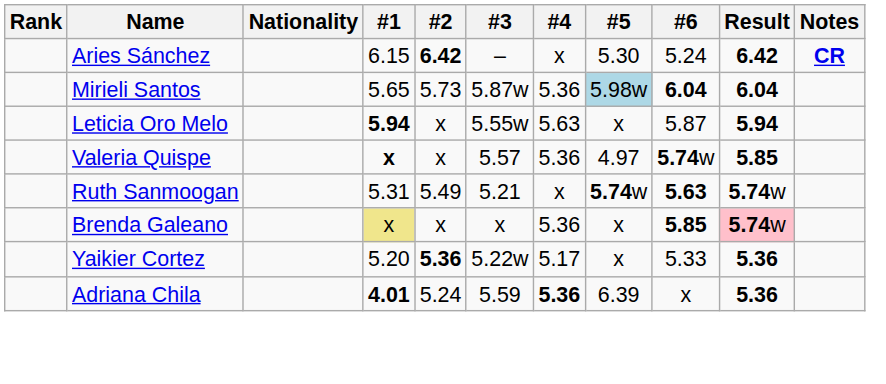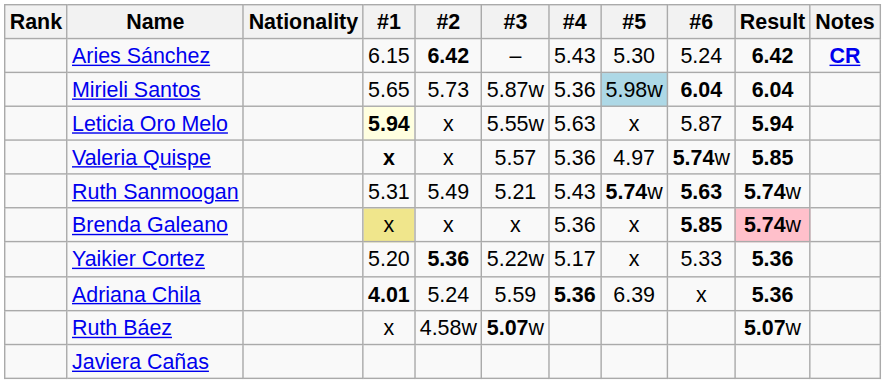(559, 56) x -> (575, 56) 5.43
(389, 124) no background -> (389, 124) lightyellow background
(559, 191) x -> (575, 191) 5.43
+ row: (122, 327)
+ row: (140, 361)
